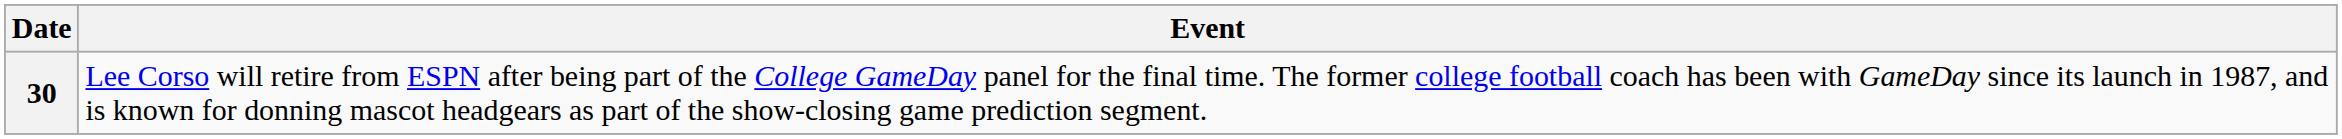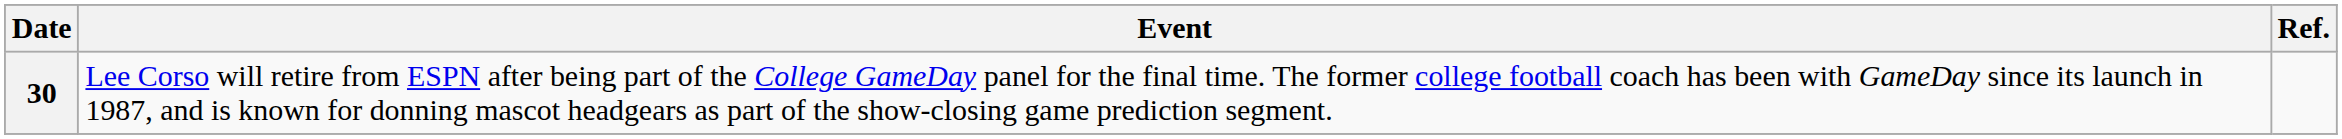+ column: (2304, 28)
